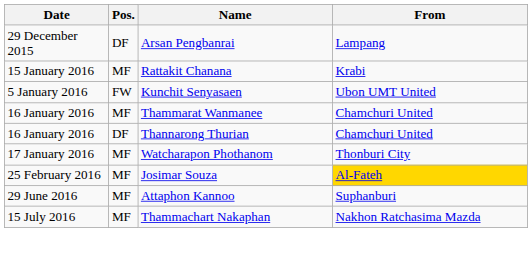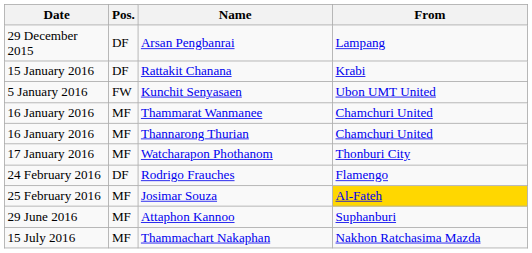(121, 71) MF -> (120, 71) DF
(120, 133) DF -> (121, 133) MF
+ row: (188, 175)
